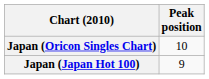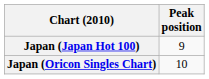rows swapped: (82, 45) <-> (82, 64)
